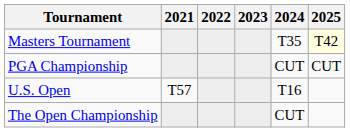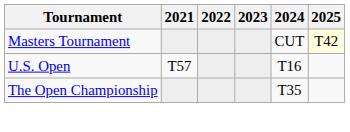(289, 41) T35 -> (289, 41) CUT
- row: (68, 66)
(289, 115) CUT -> (289, 90) T35
